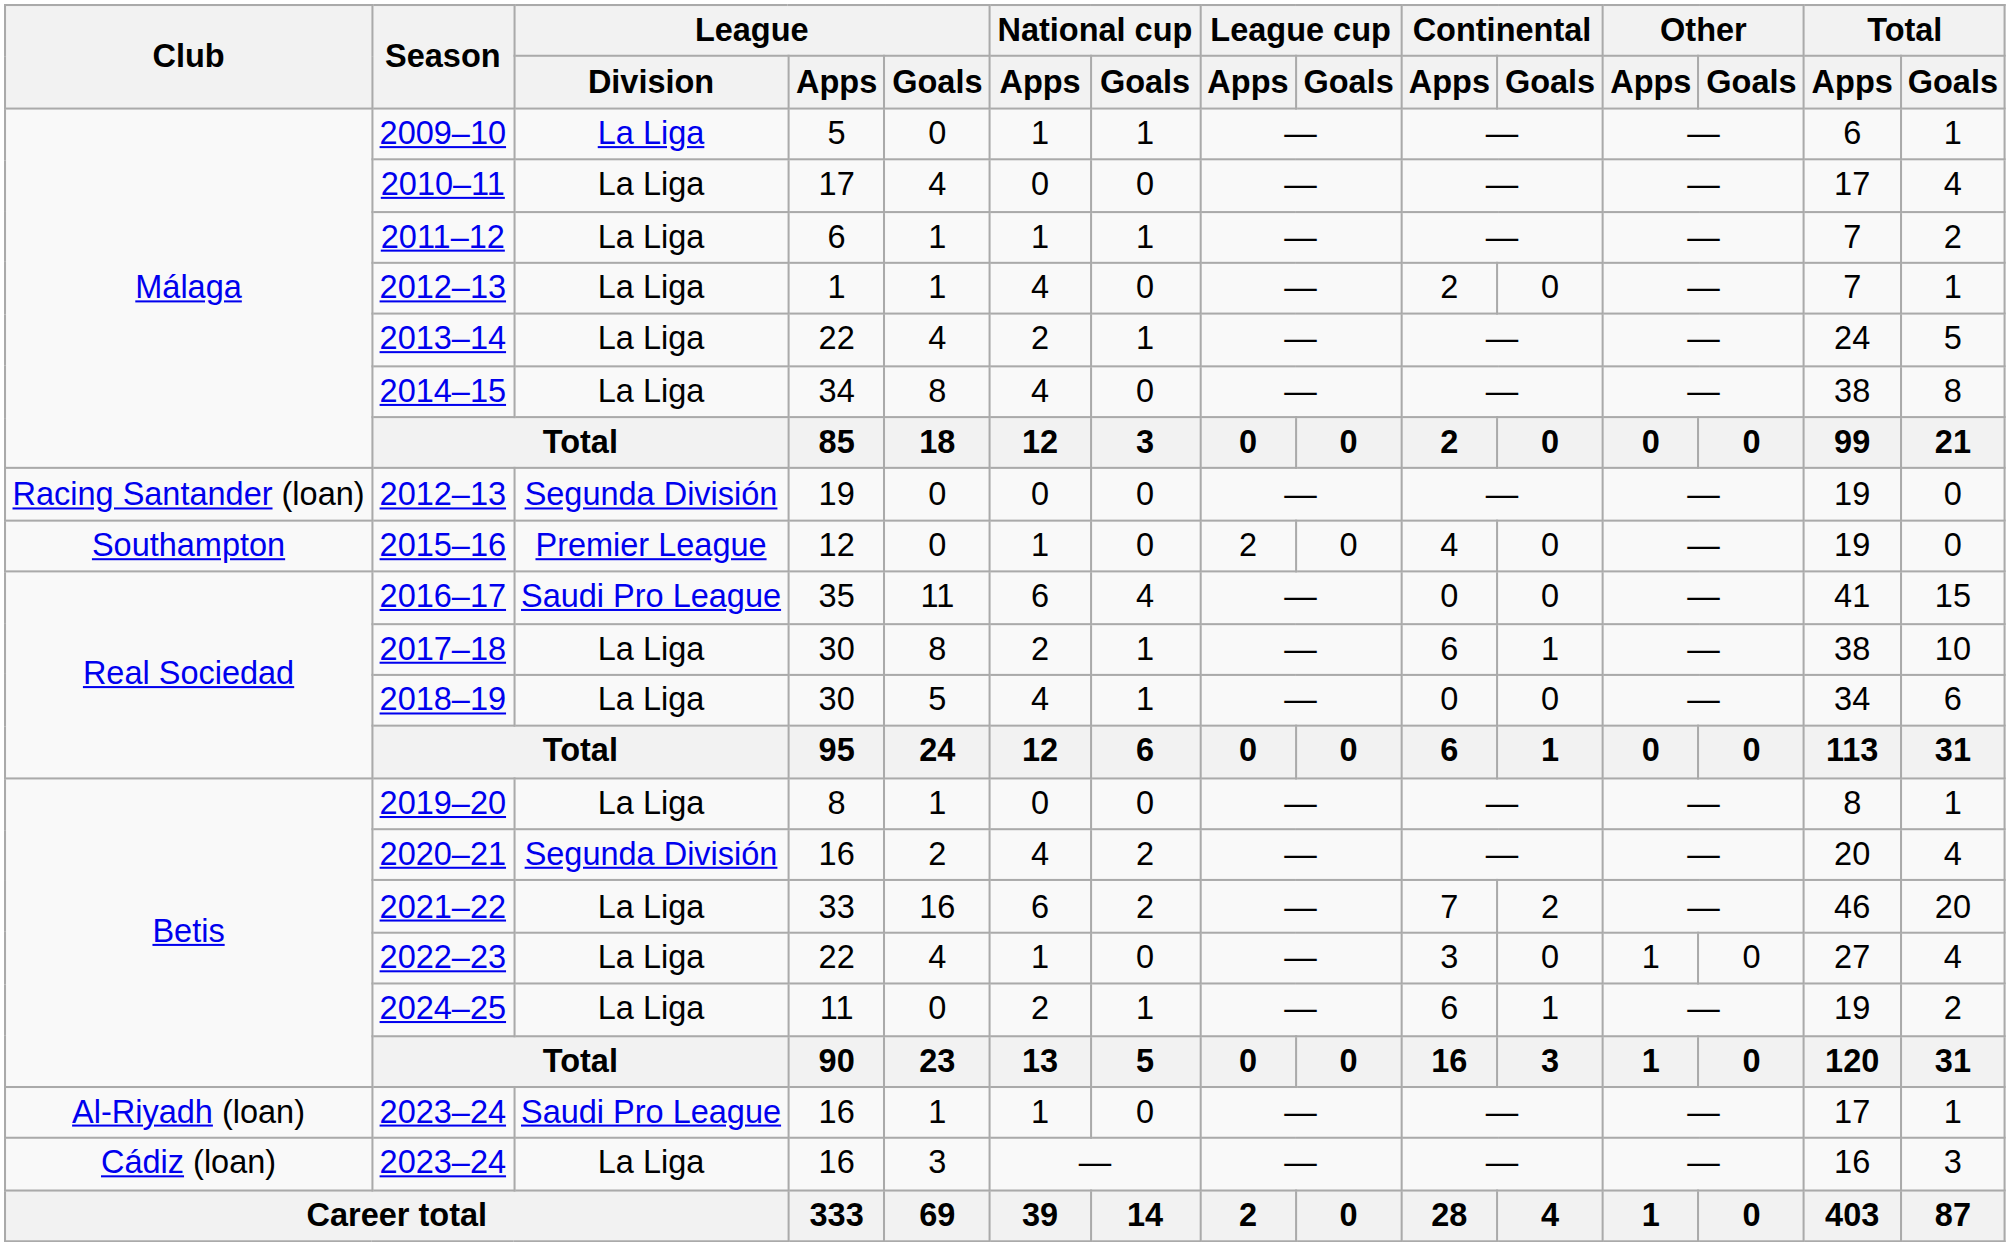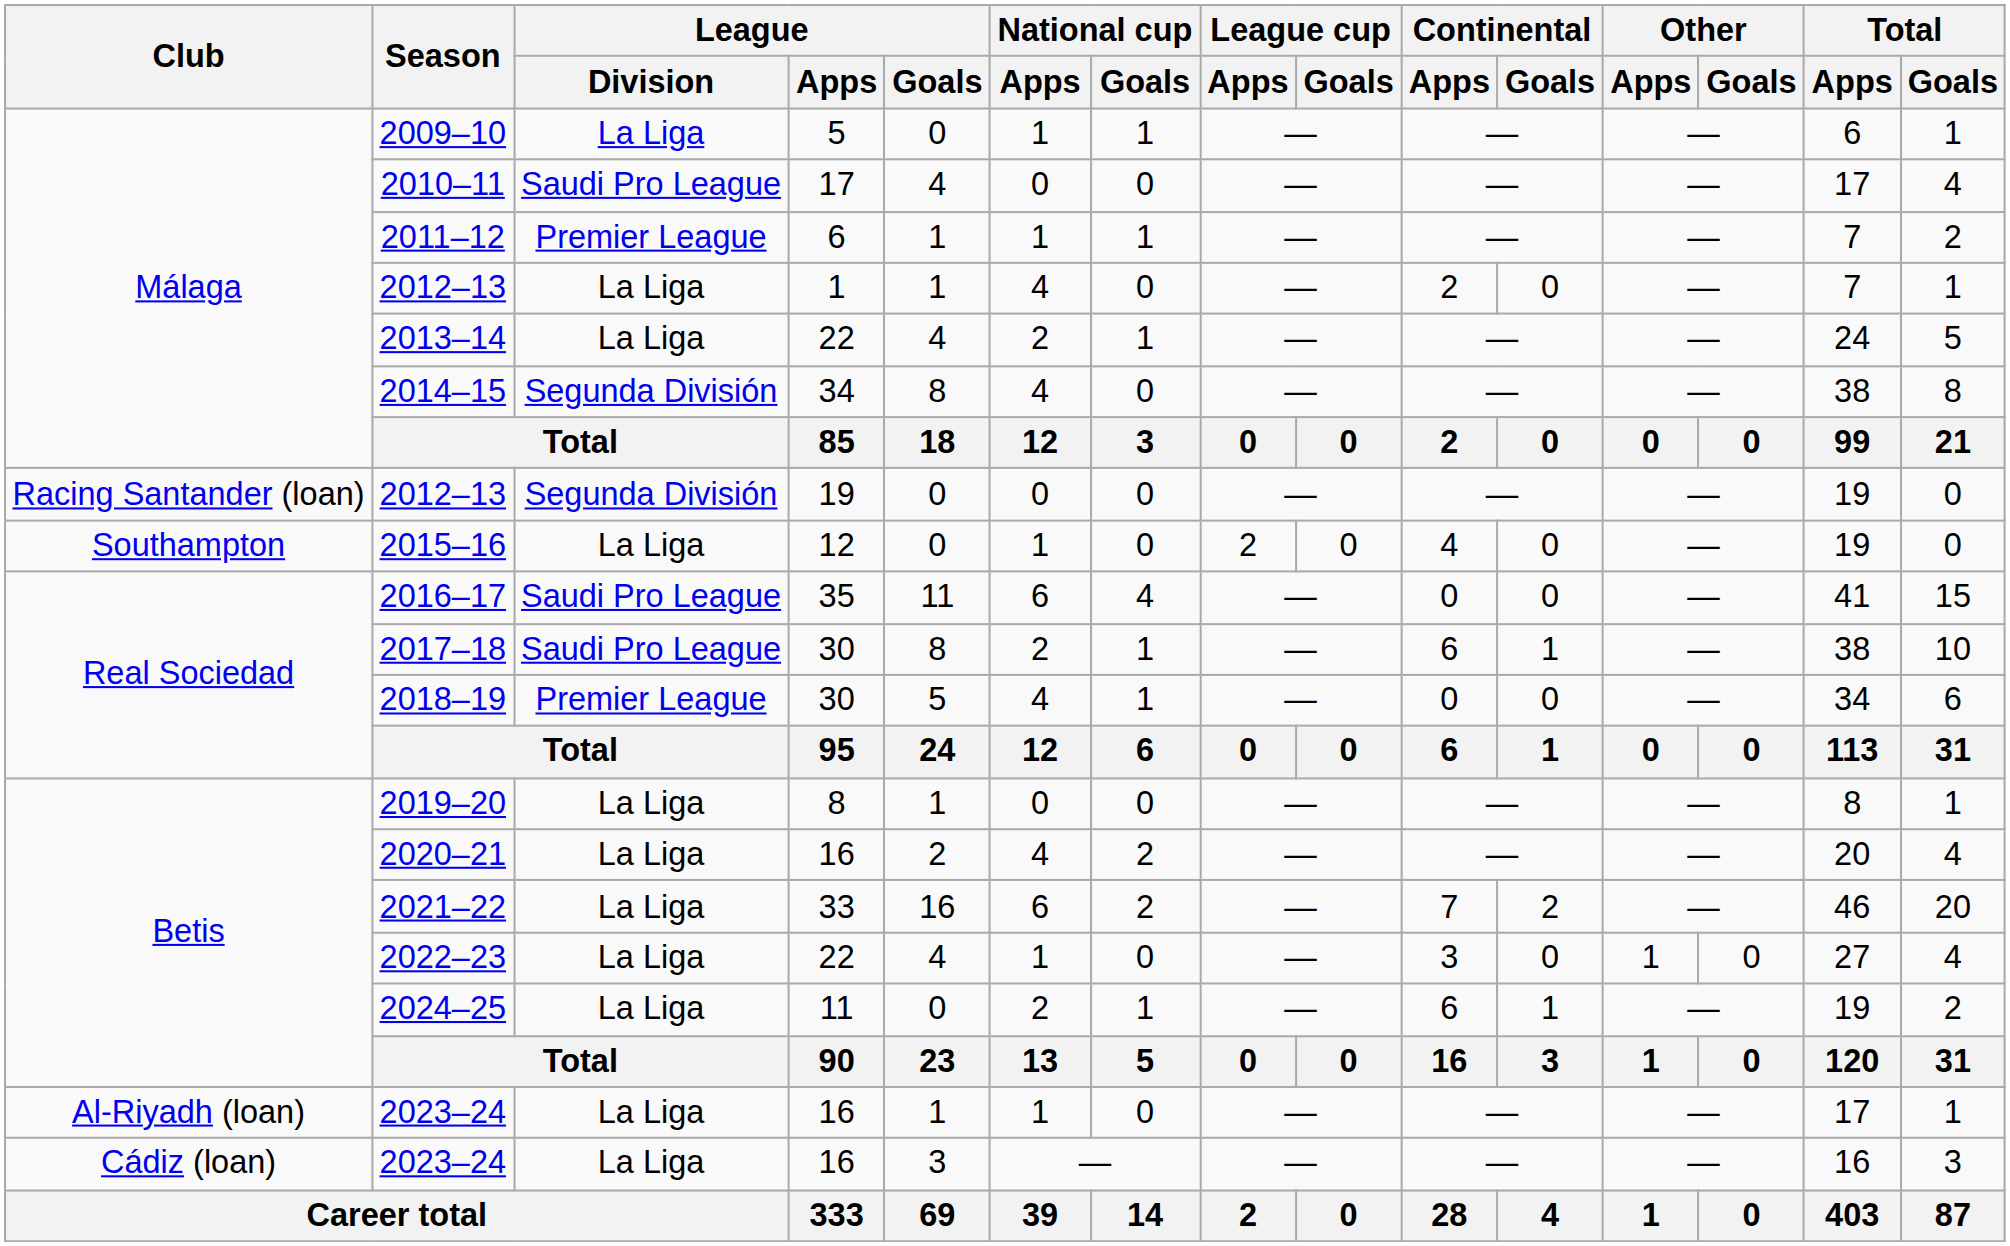(651, 184) La Liga -> (651, 184) Saudi Pro League
(651, 236) La Liga -> (651, 236) Premier League
(651, 390) La Liga -> (651, 390) Segunda División
(651, 545) Premier League -> (651, 545) La Liga
(651, 648) La Liga -> (651, 648) Saudi Pro League
(651, 699) La Liga -> (651, 699) Premier League
(651, 854) Segunda División -> (651, 854) La Liga
(651, 1111) Saudi Pro League -> (651, 1111) La Liga
